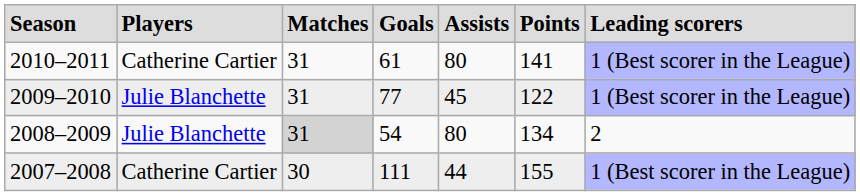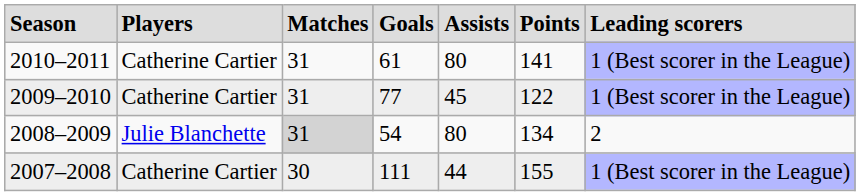(194, 97) Julie Blanchette -> (199, 97) Catherine Cartier
